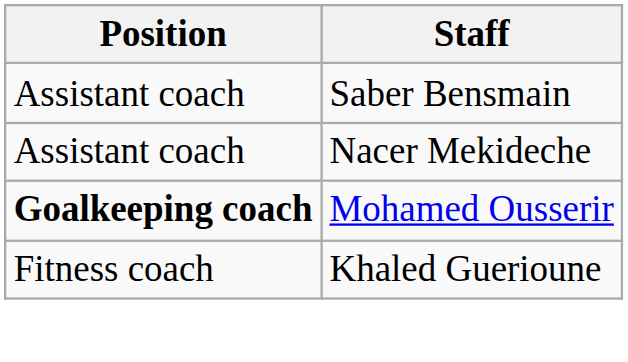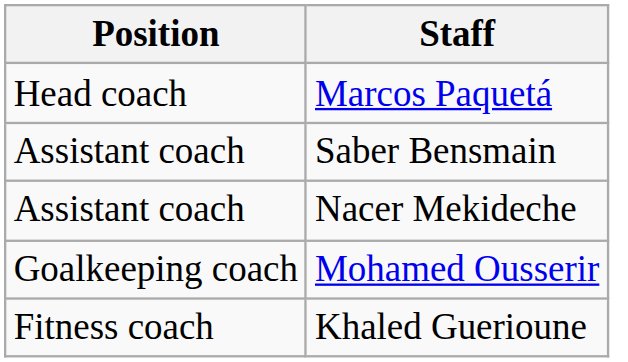+ row: (434, 92)
(163, 209) bold -> (156, 268) normal
